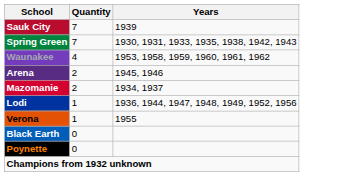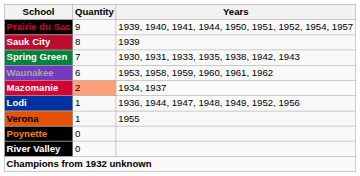+ row: (39, 27)
(74, 27) 7 -> (78, 42) 8
(74, 57) 4 -> (78, 73) 6
- row: (20, 73)
(74, 88) no background -> (78, 88) lightsalmon background
- row: (33, 133)
+ row: (33, 149)
